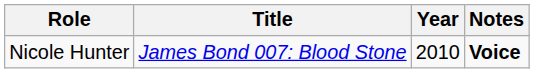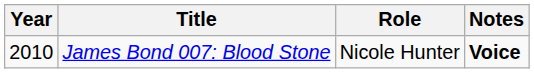columns swapped: (438, 20) <-> (69, 20)
